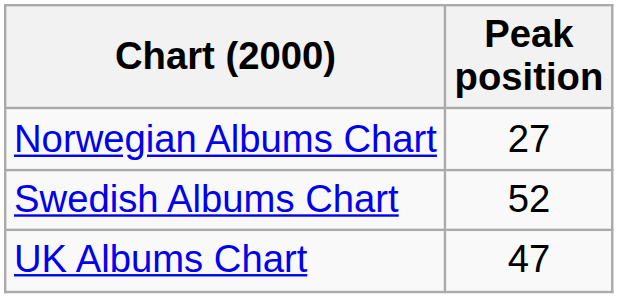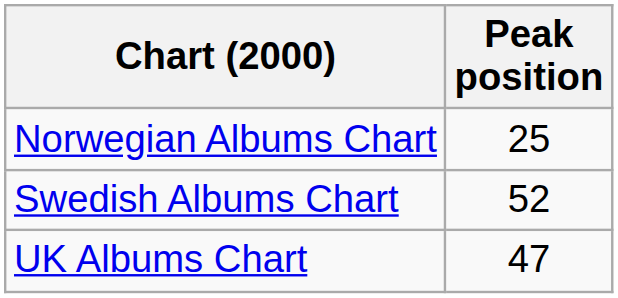(529, 138) 27 -> (529, 138) 25
